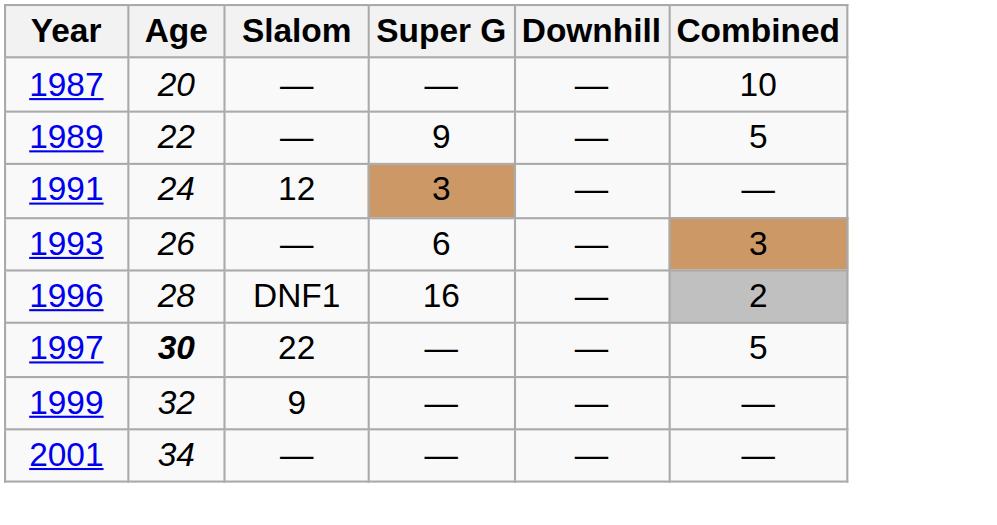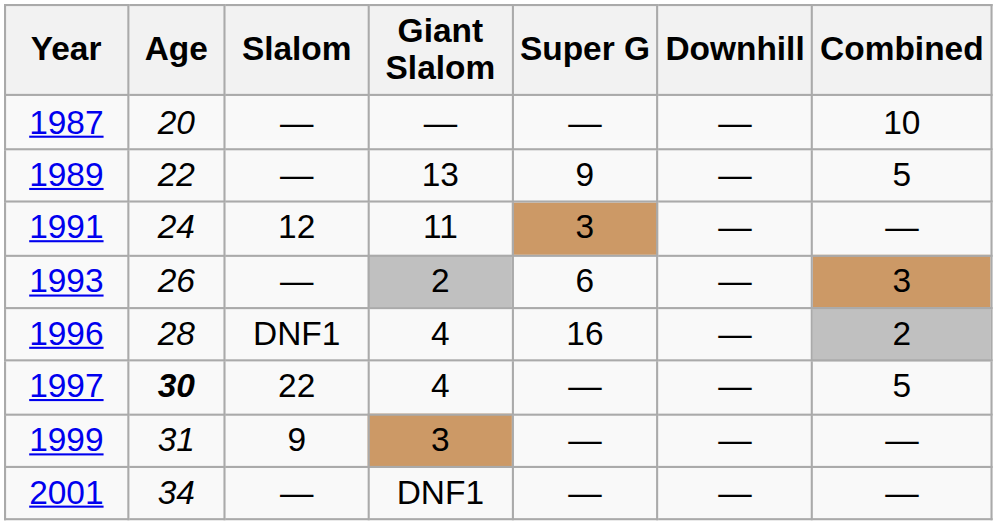+ column: (440, 49)
(176, 402) 32 -> (176, 439) 31
